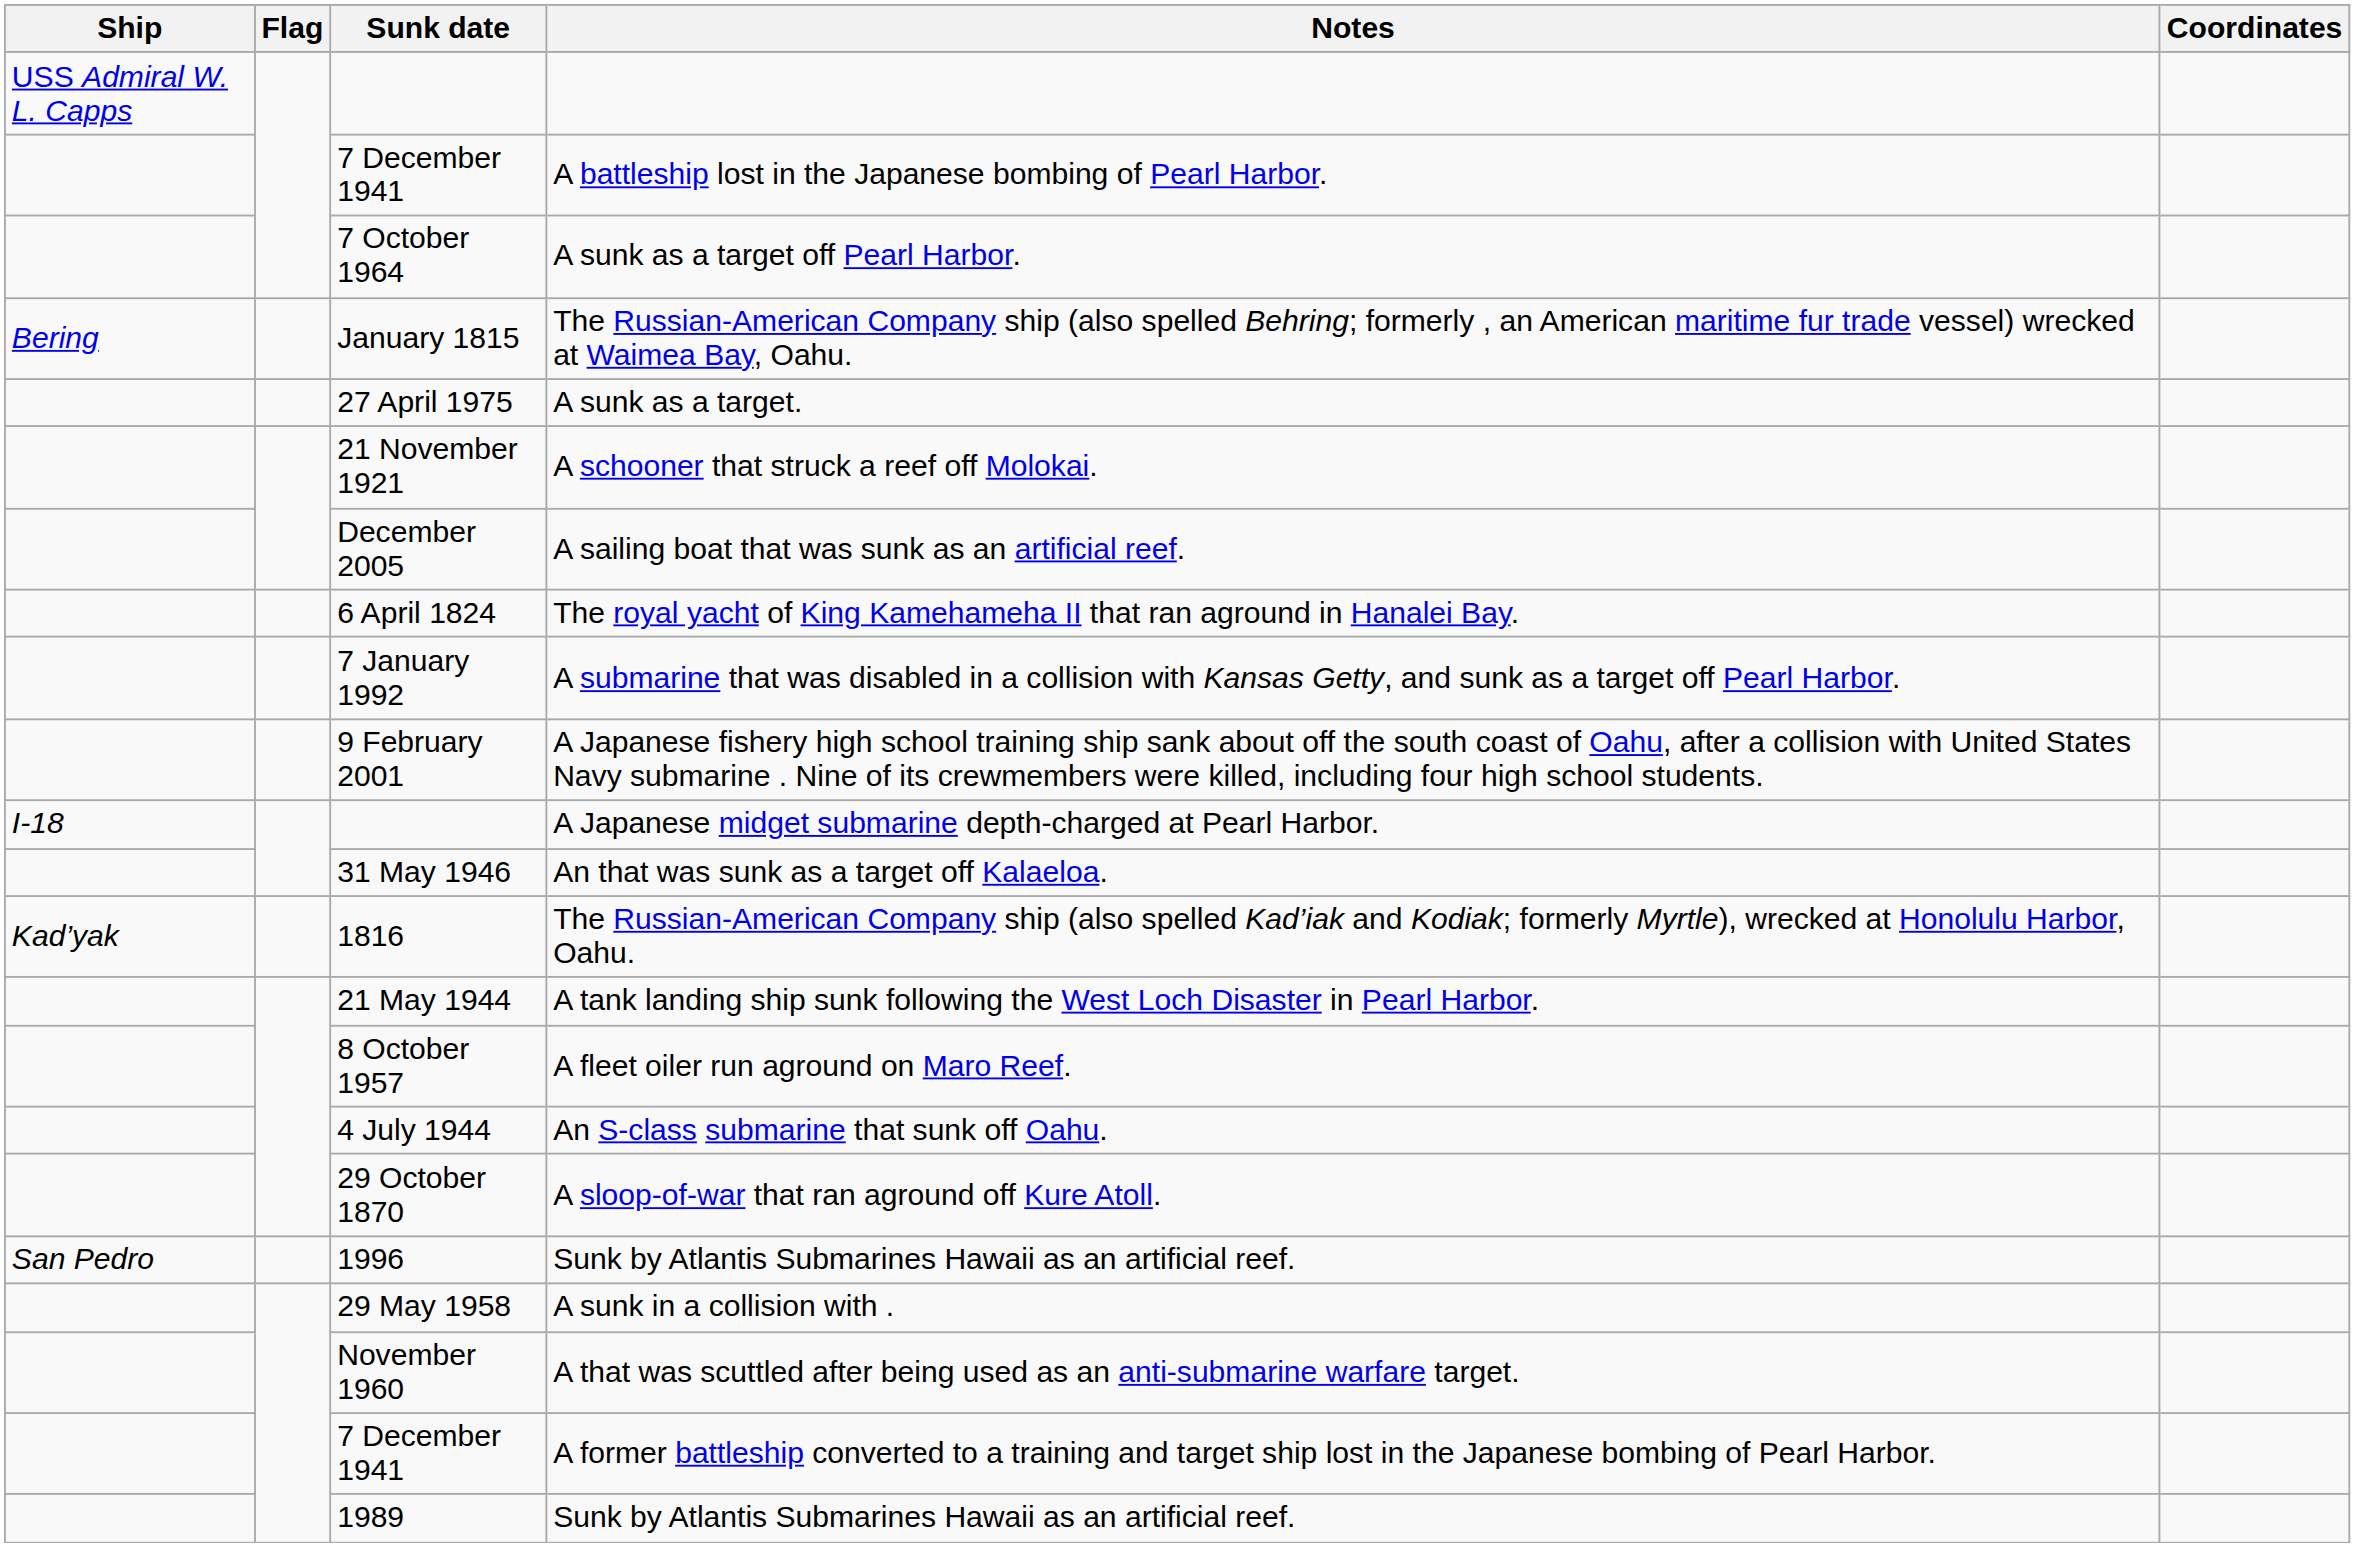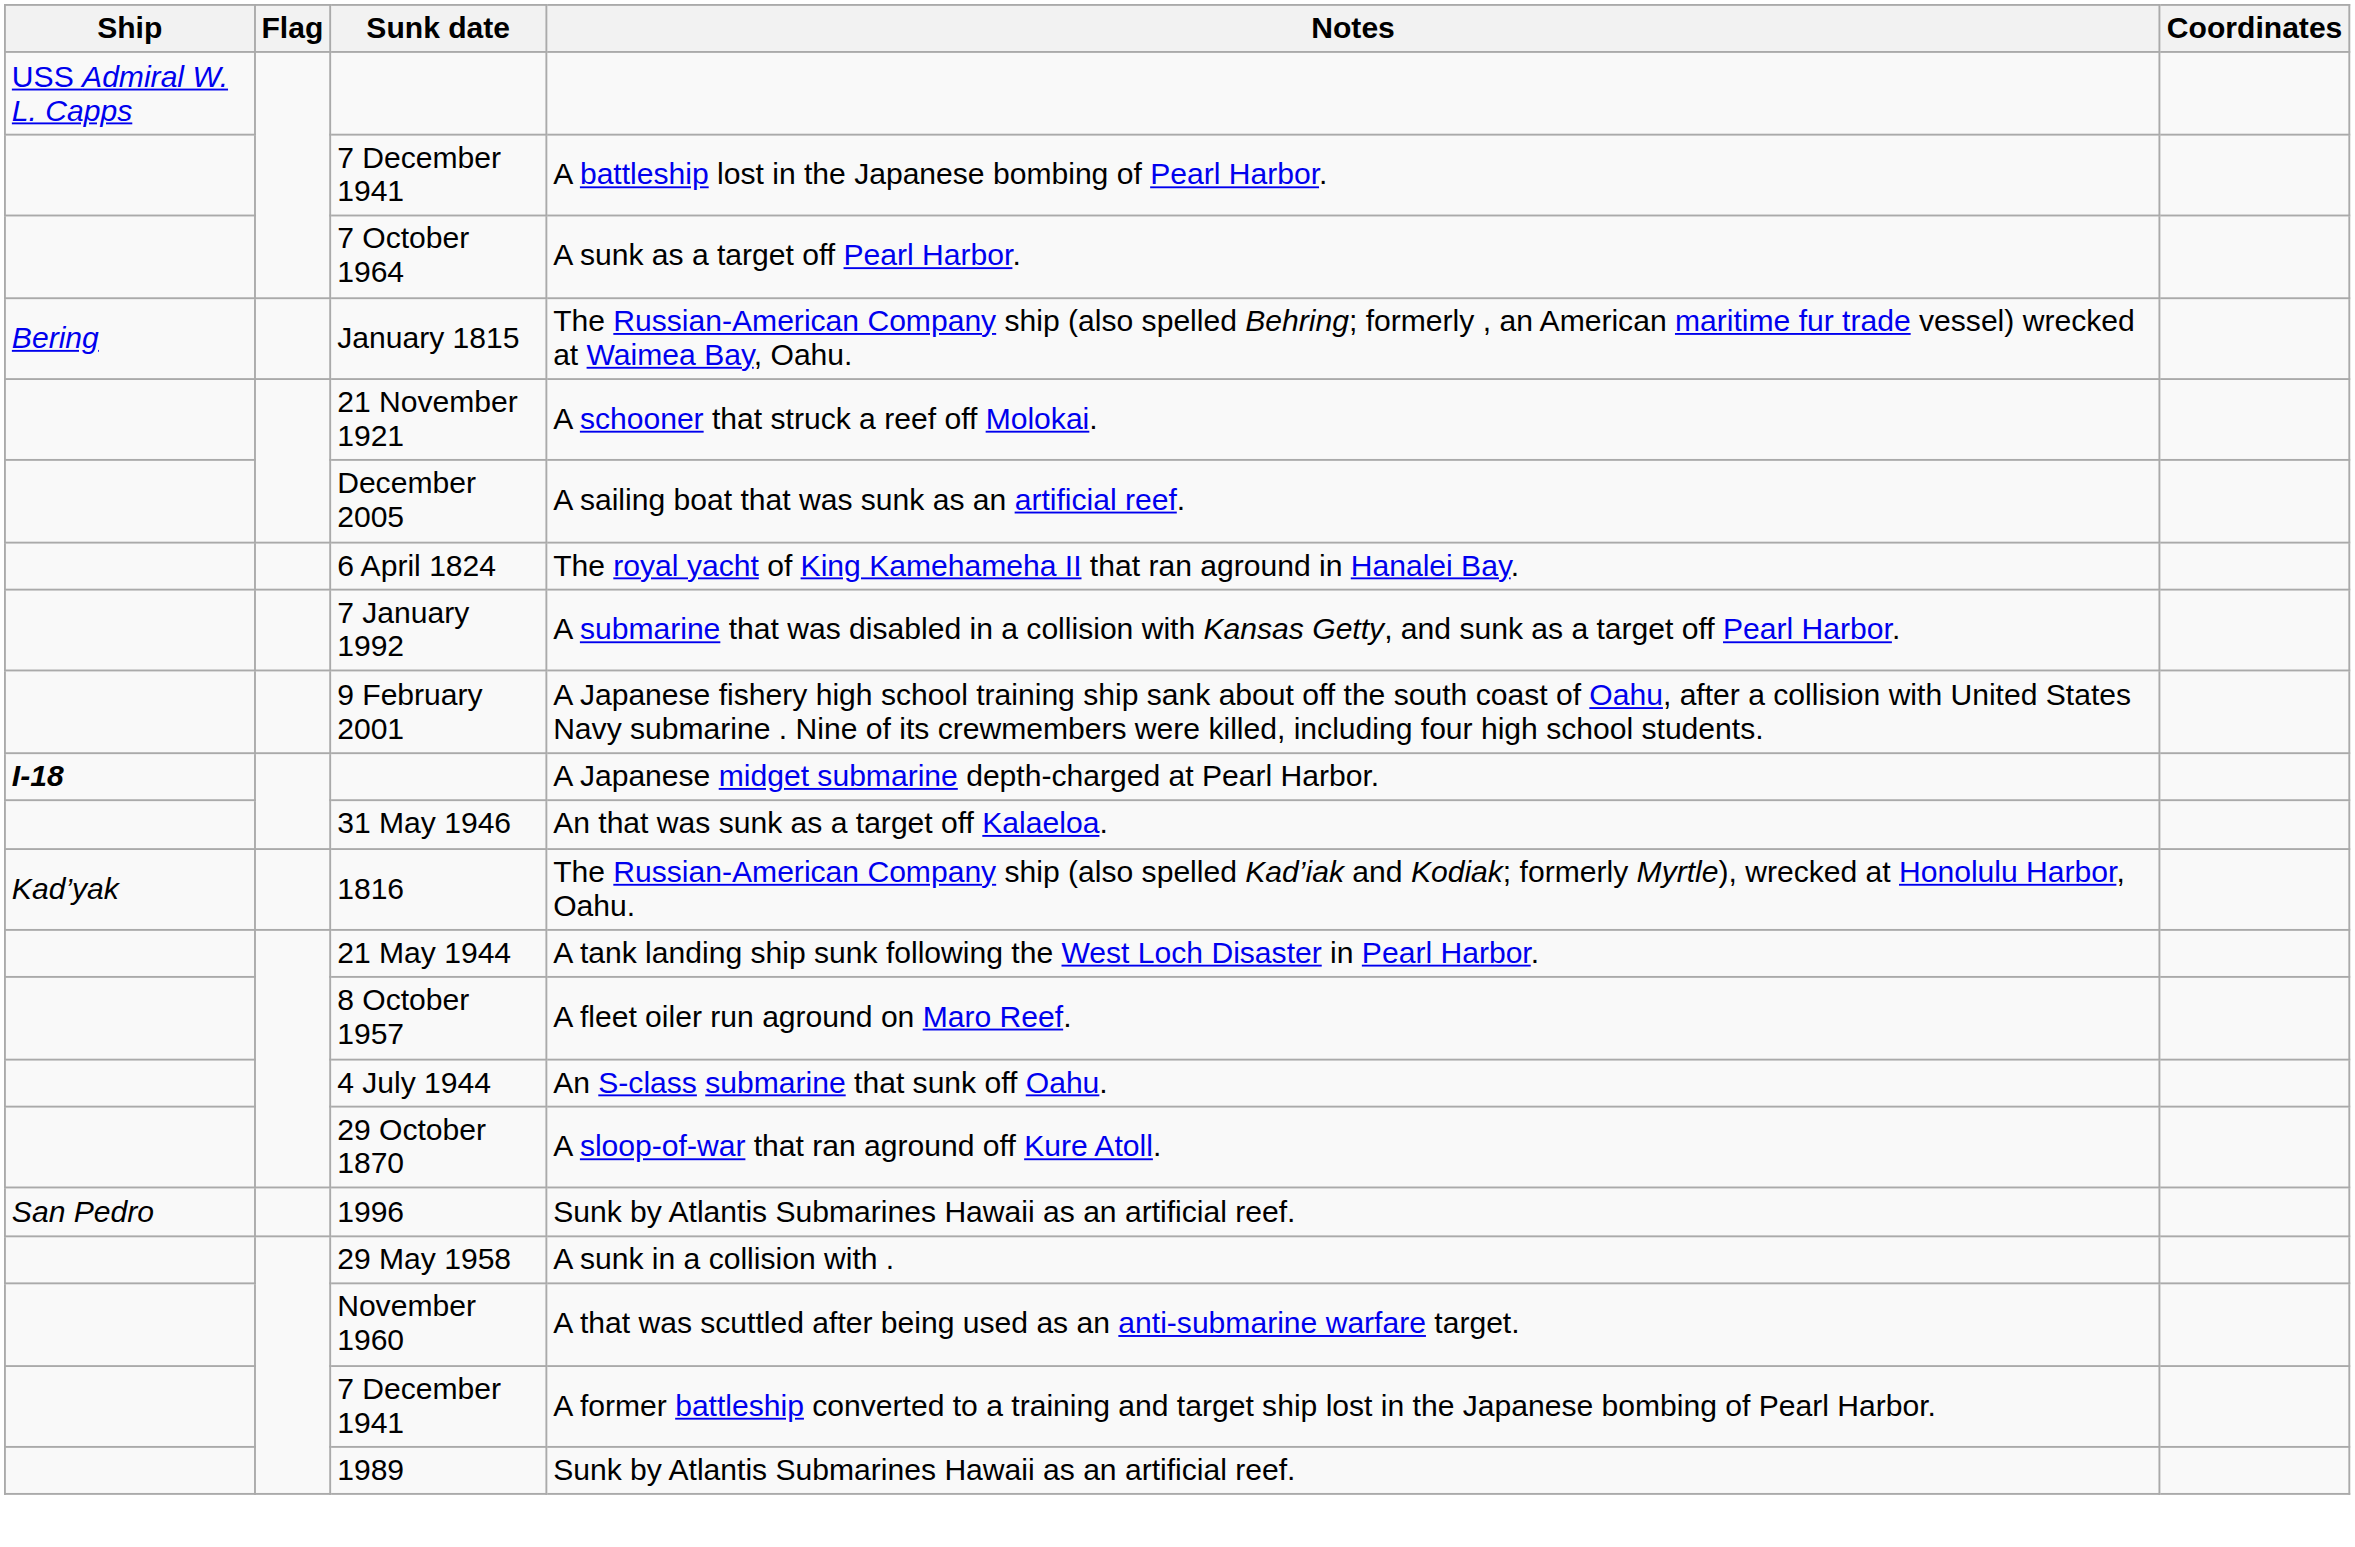- row: (425, 402)
(38, 823) normal -> (38, 776) bold
